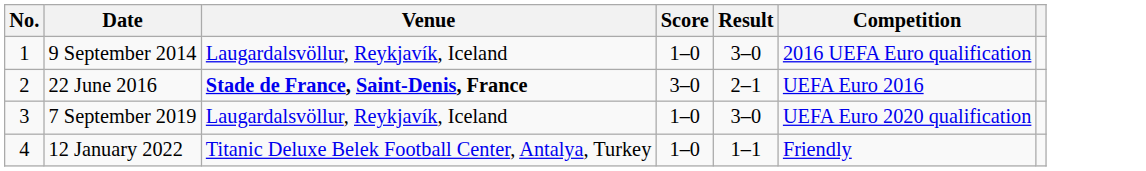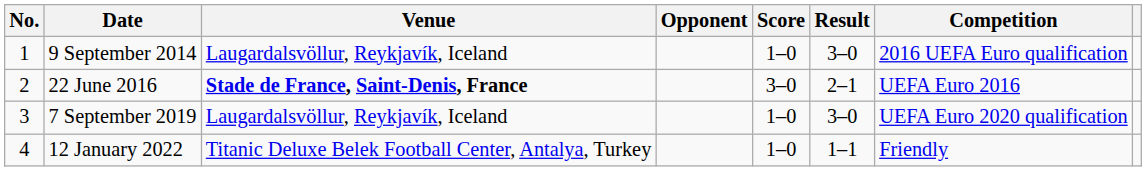+ column: (704, 20)
